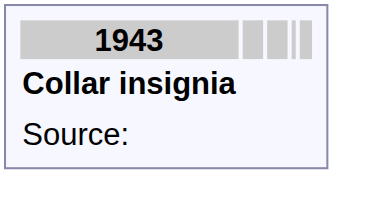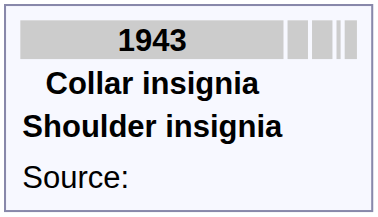+ row: (152, 125)
